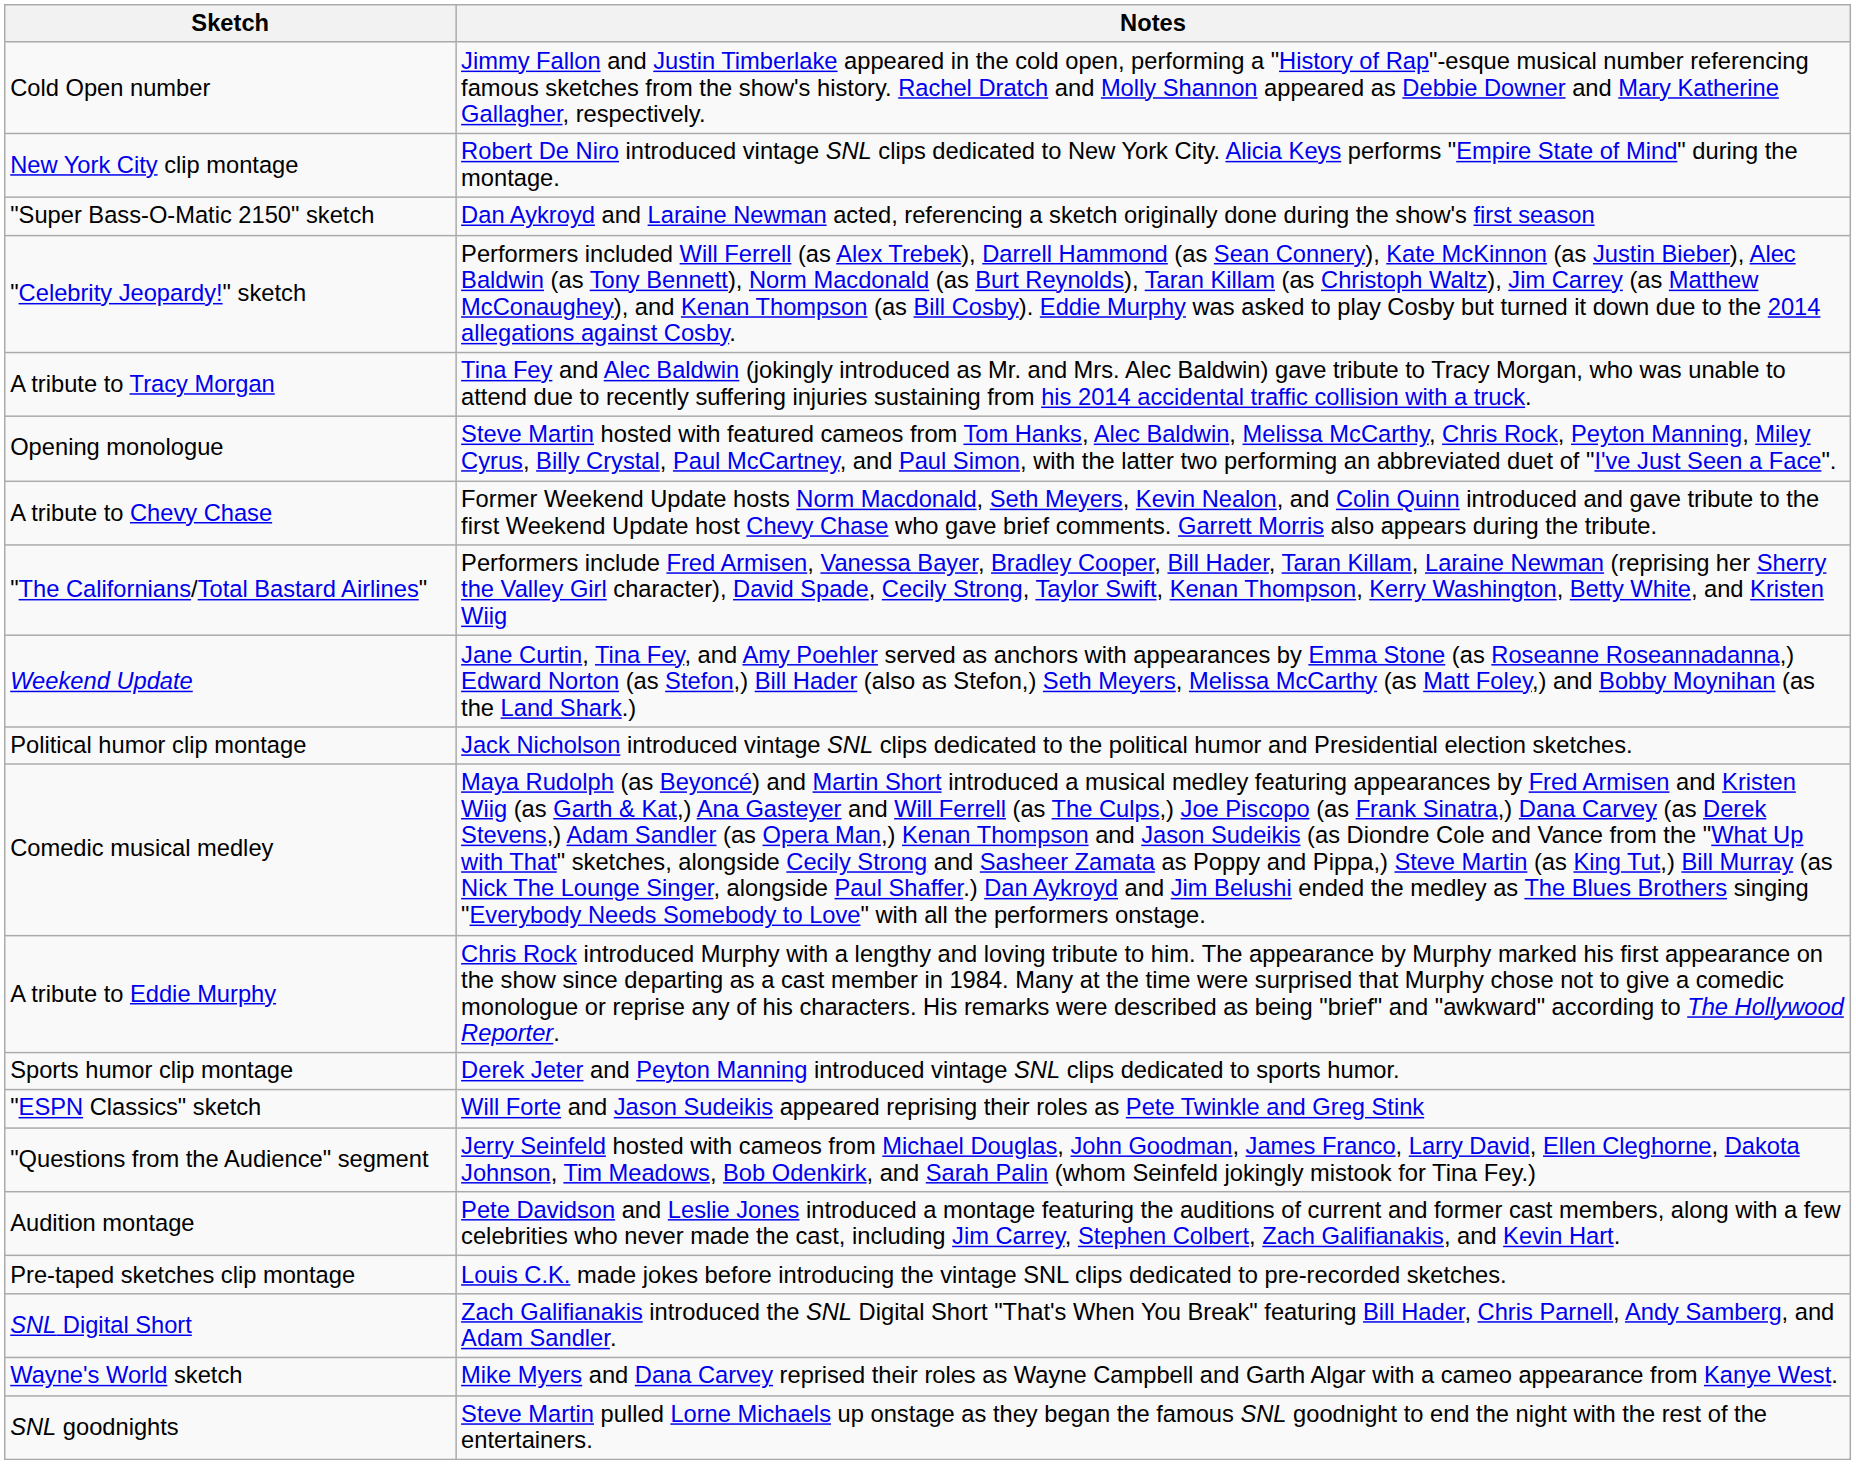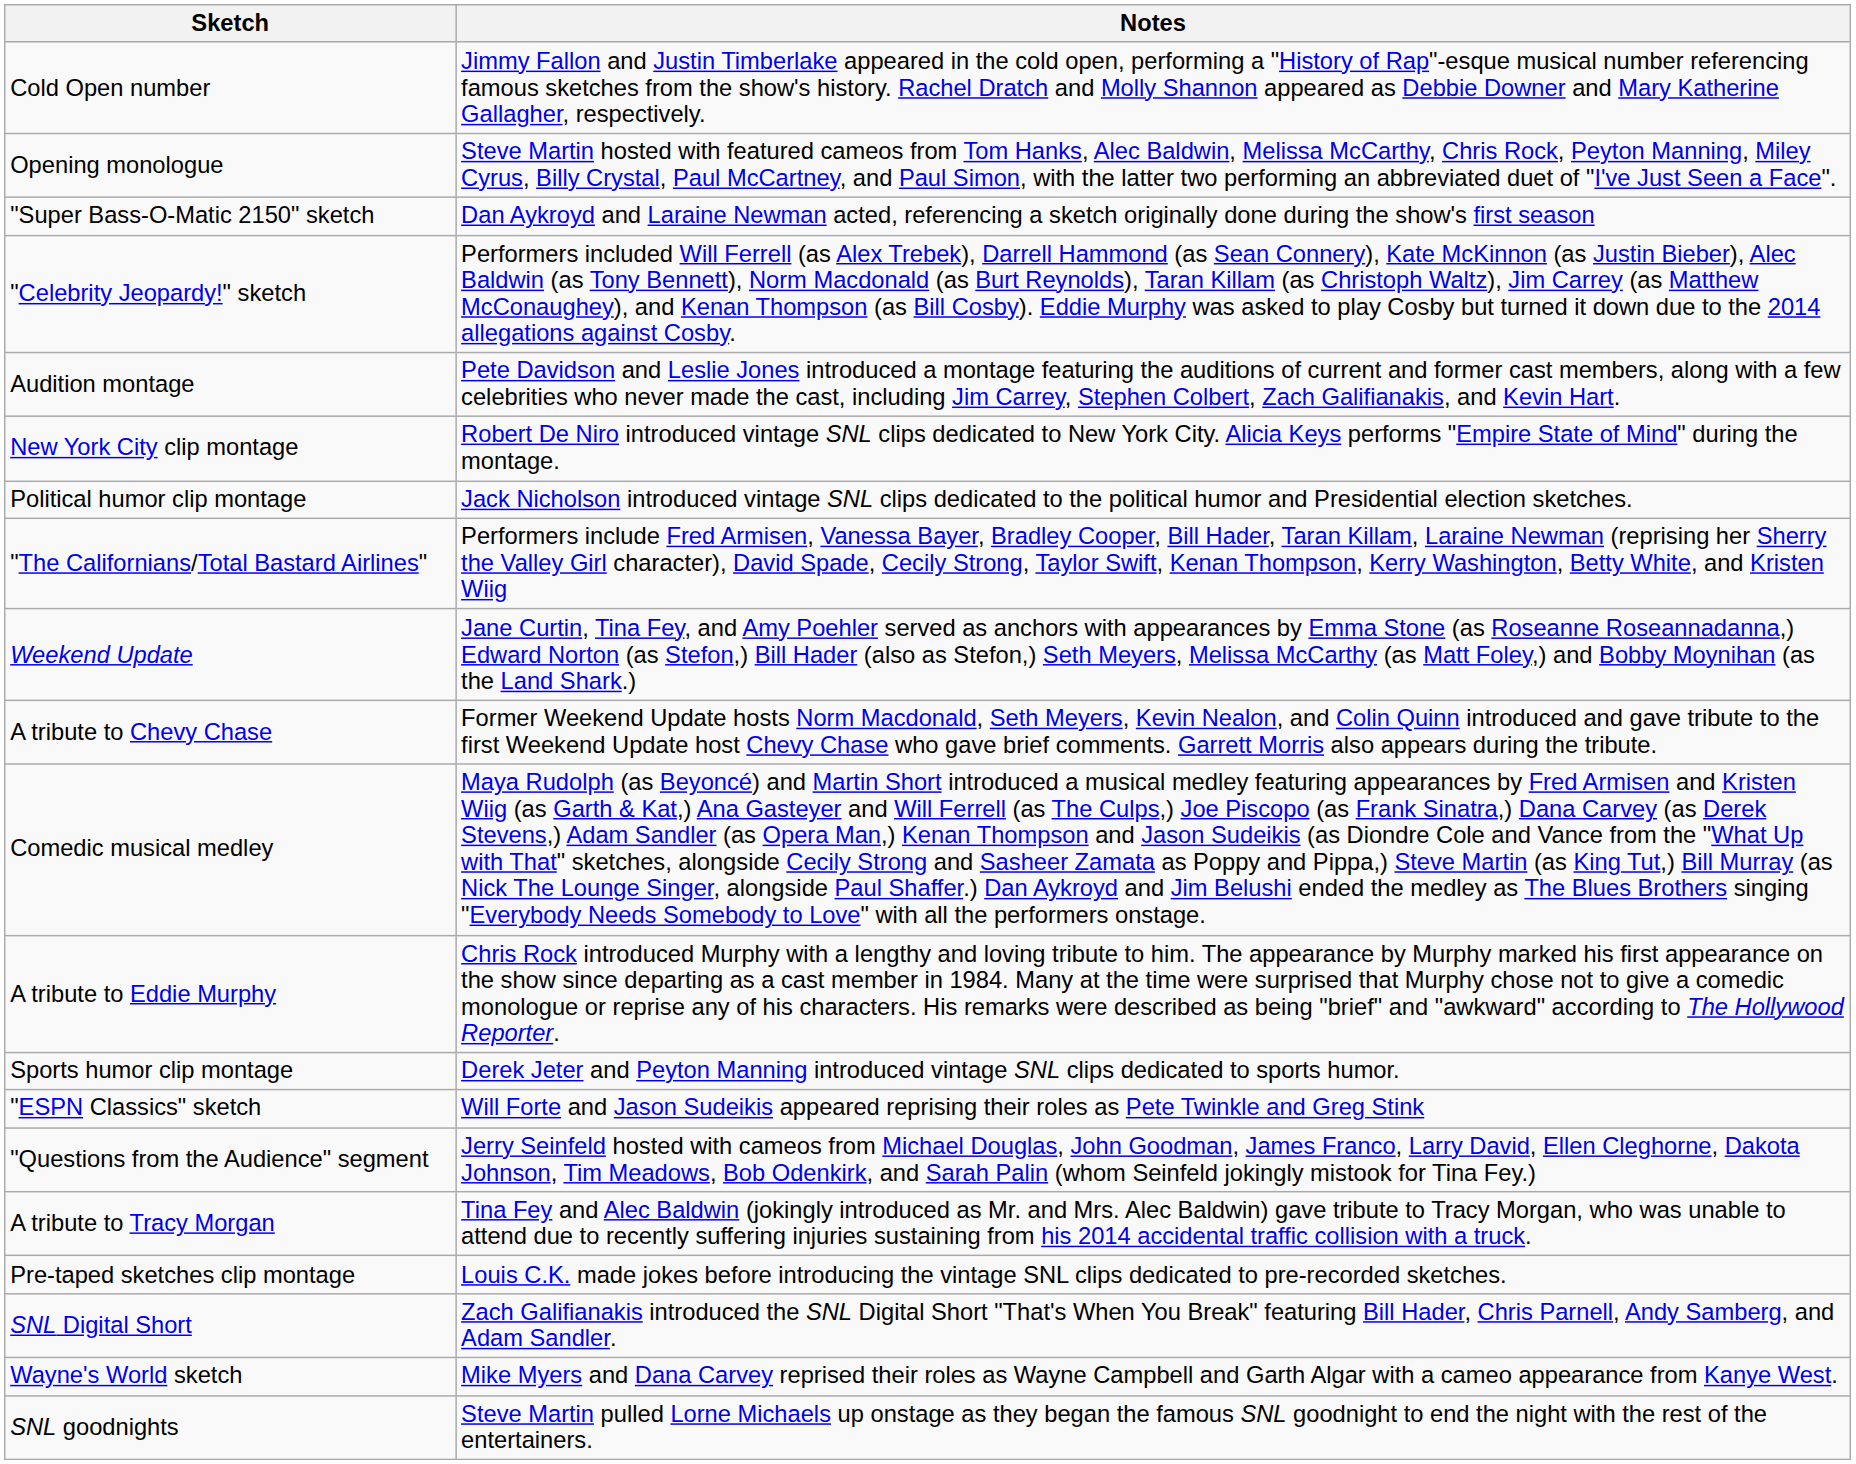rows swapped: (117, 448) <-> (154, 164)
rows swapped: (102, 1223) <-> (142, 384)
rows swapped: (158, 745) <-> (141, 512)
